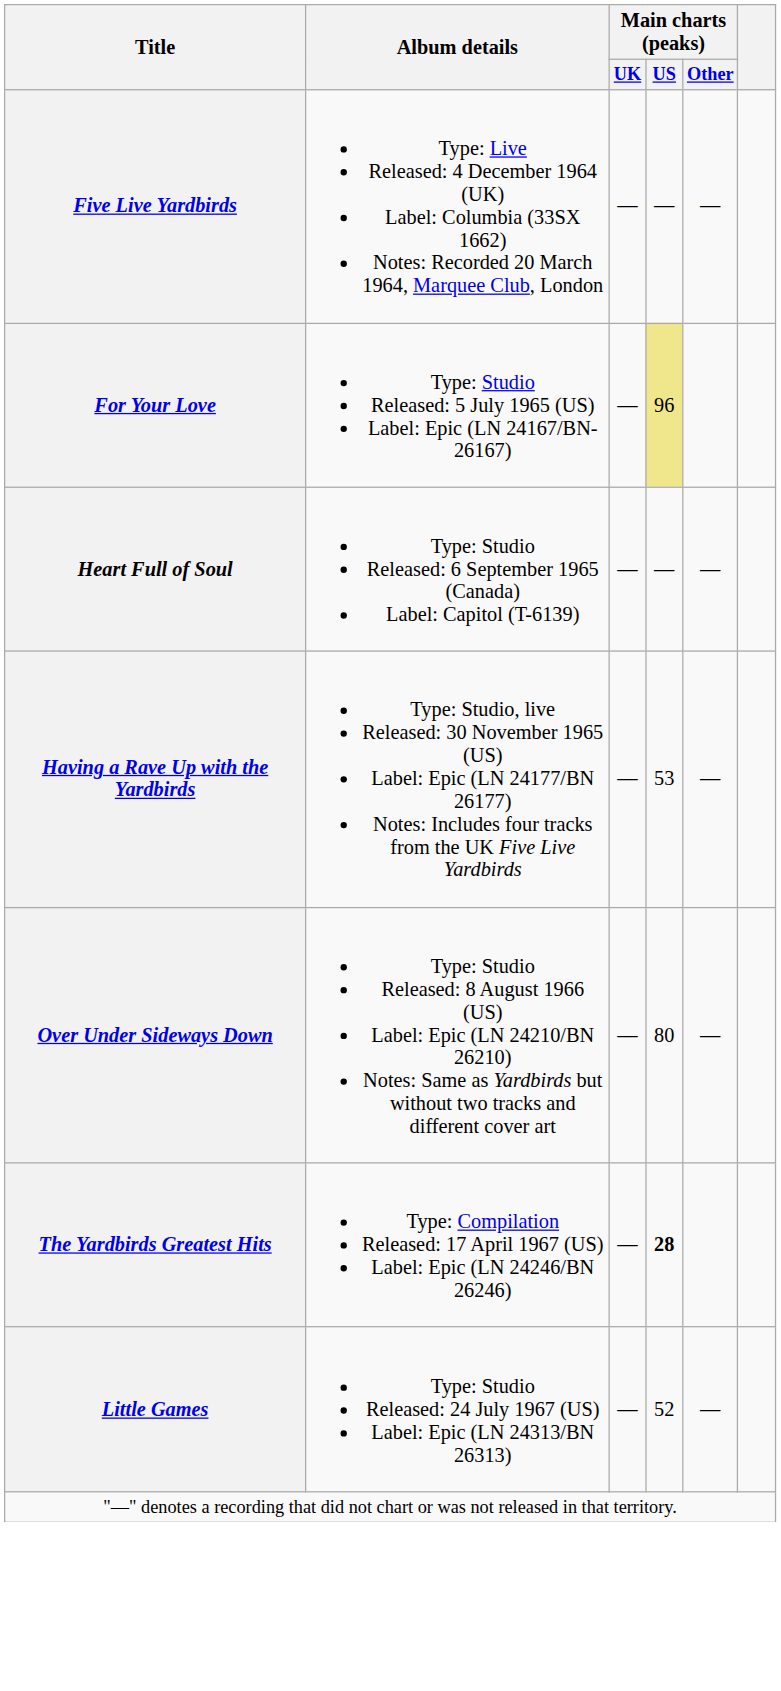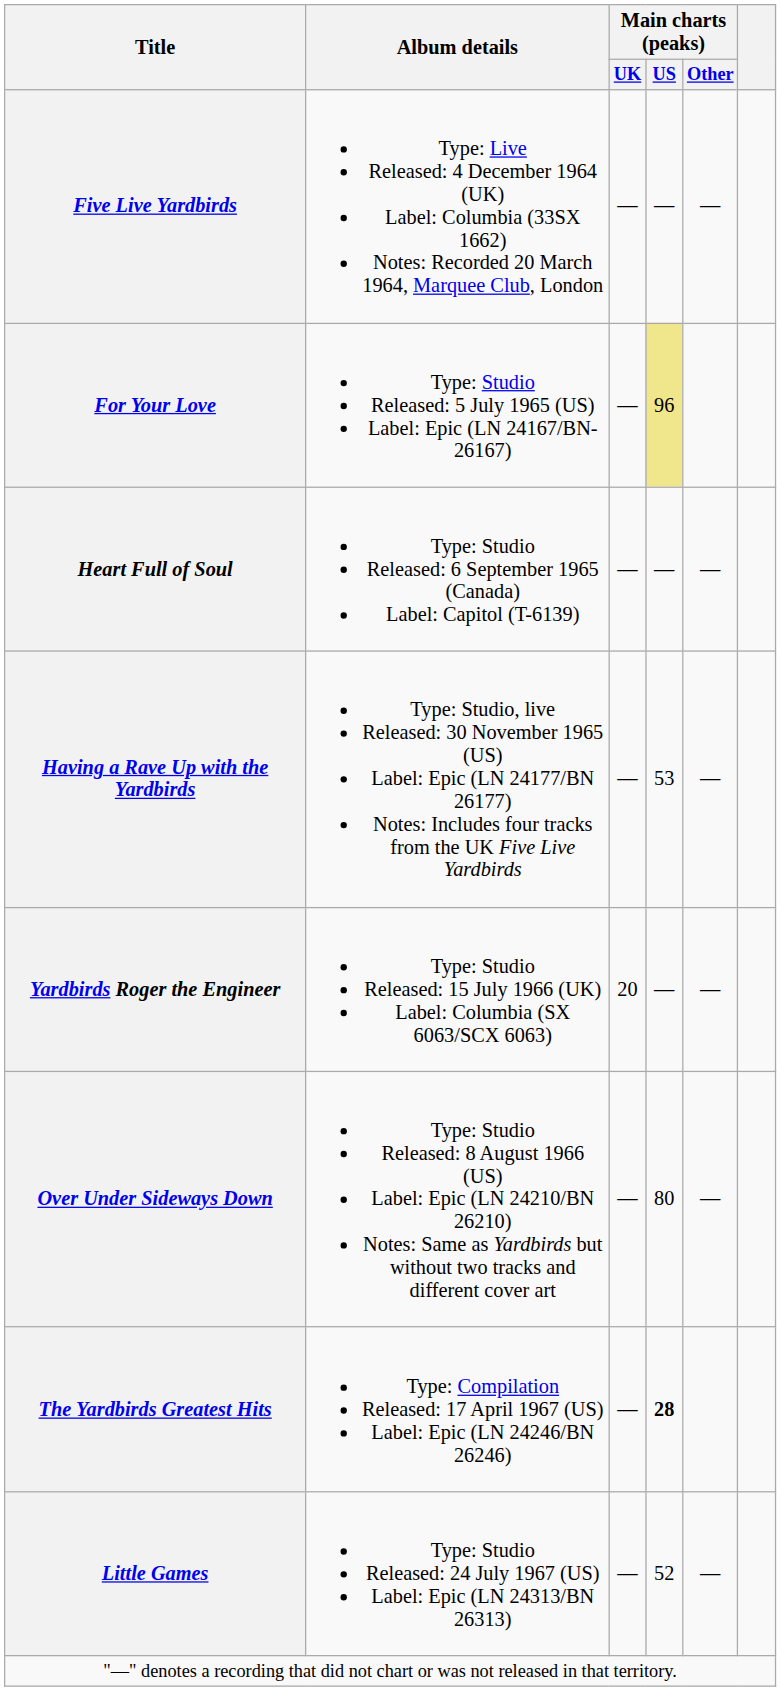+ row: (155, 989)
